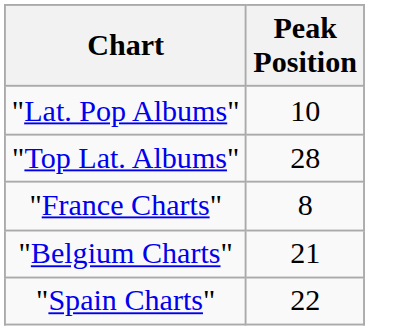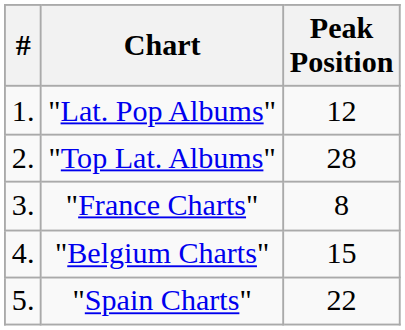+ column: (23, 45)
(305, 109) 10 -> (342, 109) 12
(305, 253) 21 -> (342, 253) 15
